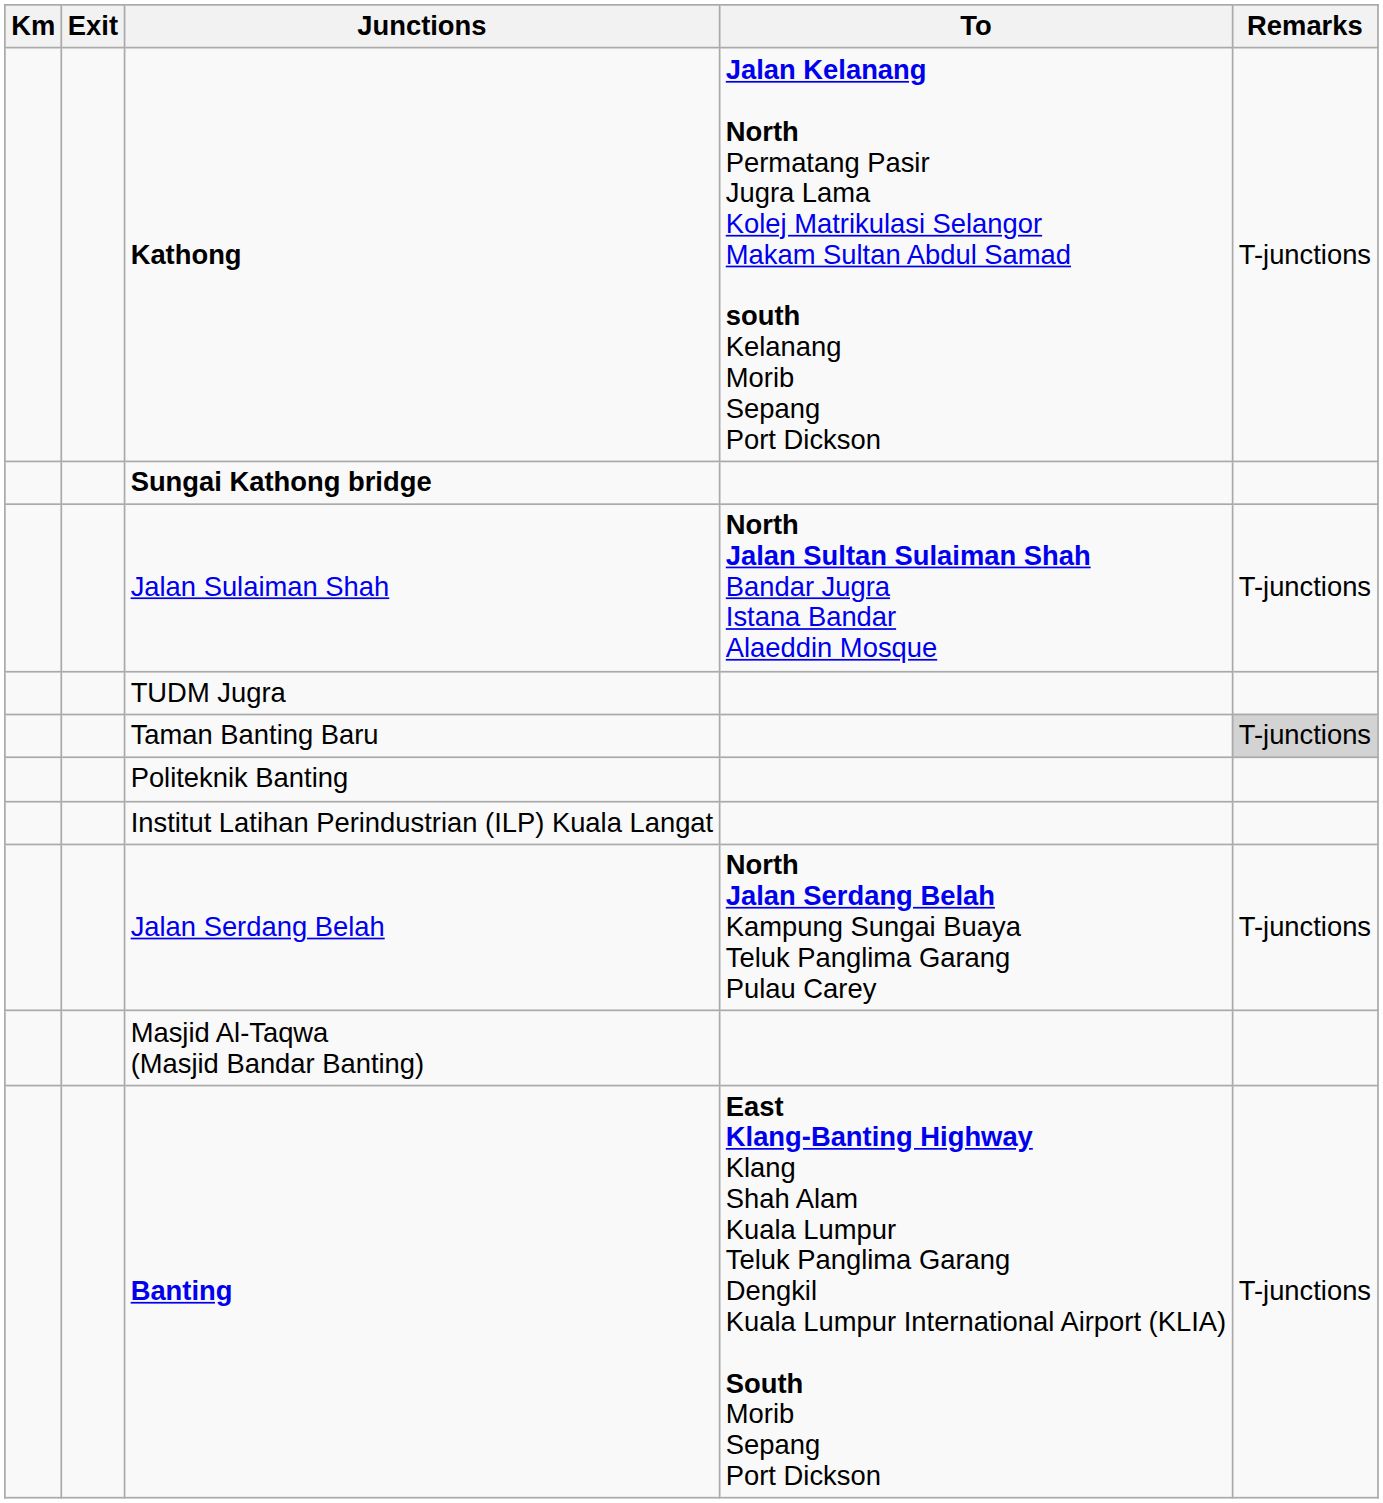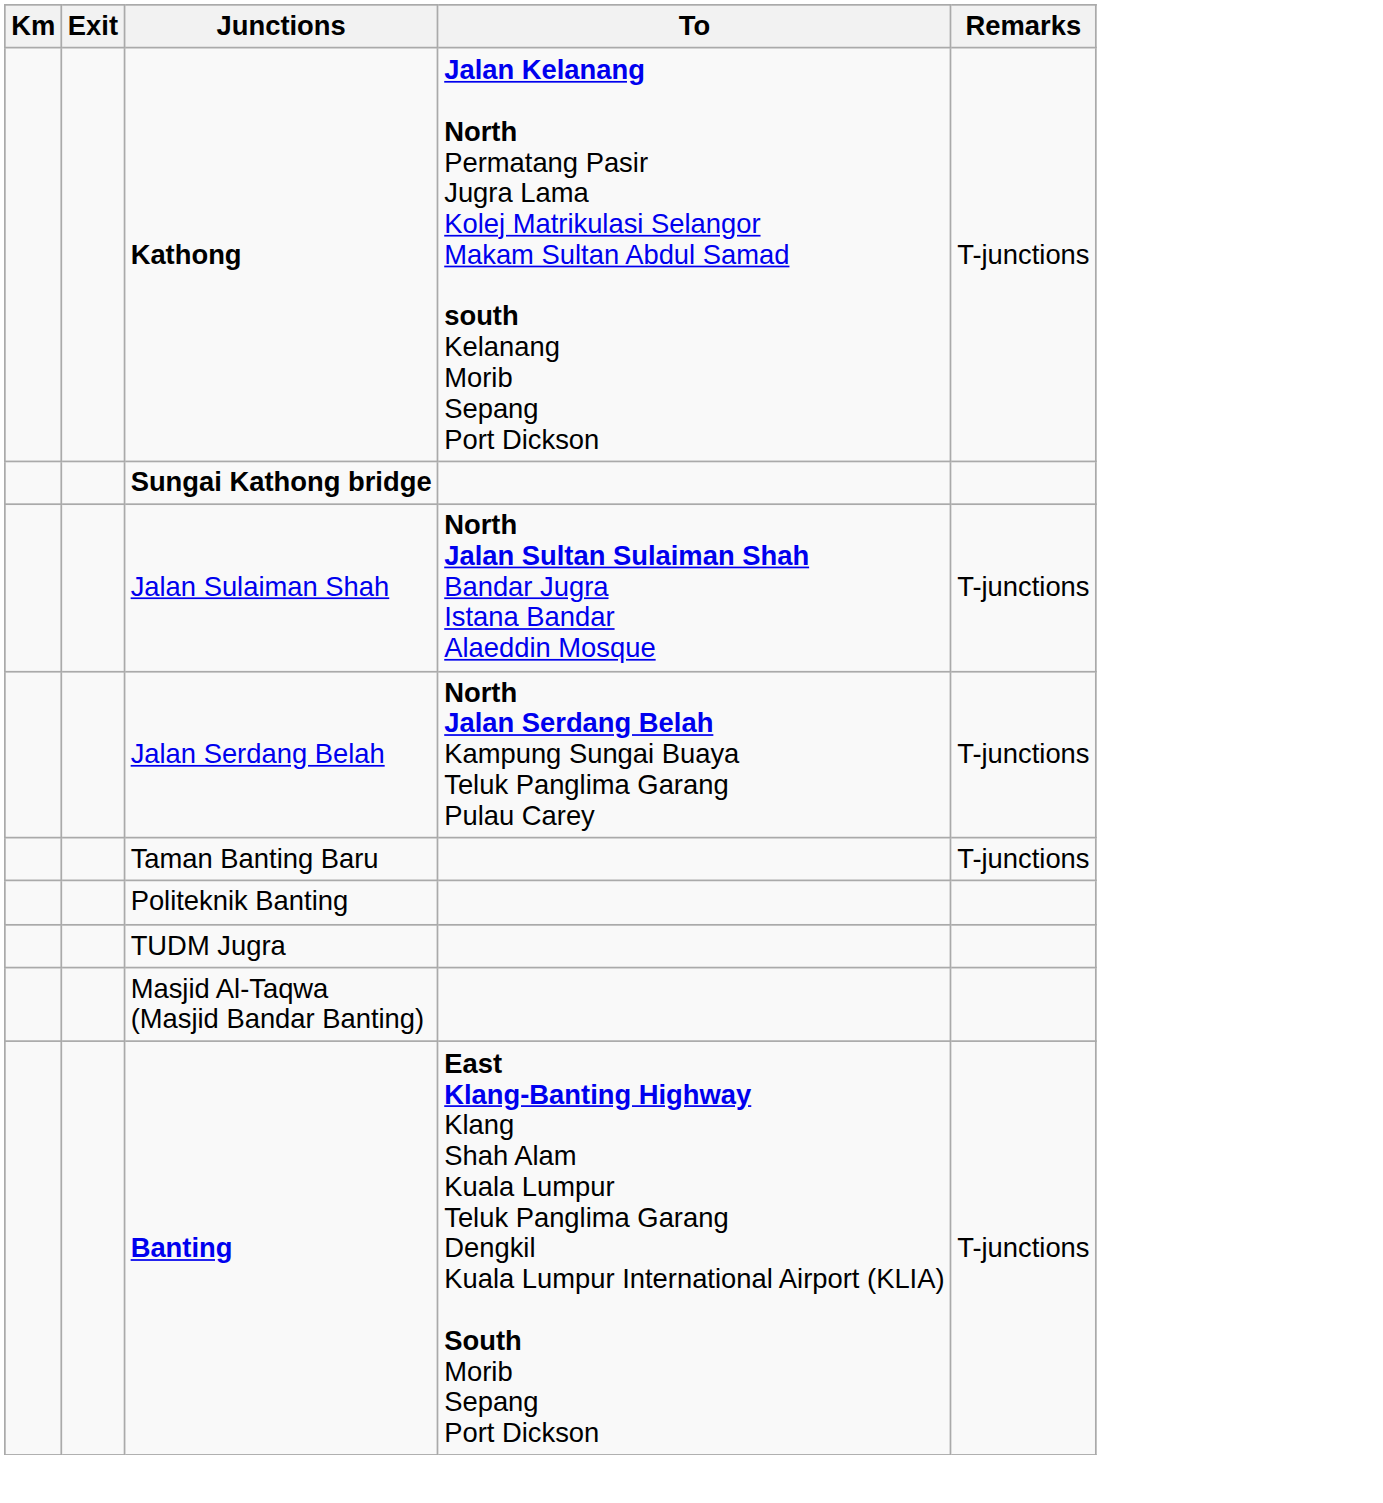rows swapped: (208, 692) <-> (258, 927)
(1305, 735) lightgrey background -> (1023, 858) no background
- row: (422, 822)
